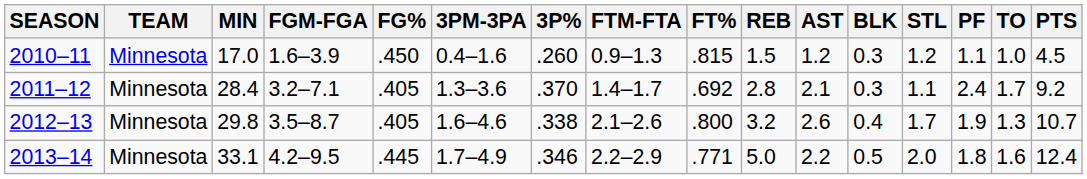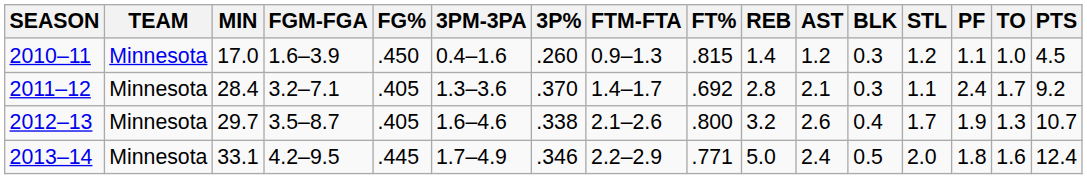(761, 55) 1.5 -> (761, 55) 1.4
(238, 122) 29.8 -> (238, 122) 29.7
(816, 156) 2.2 -> (816, 156) 2.4
